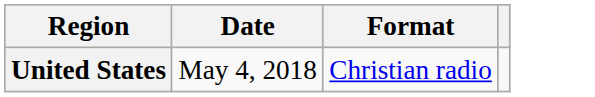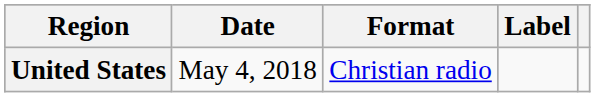+ column: (538, 26)
